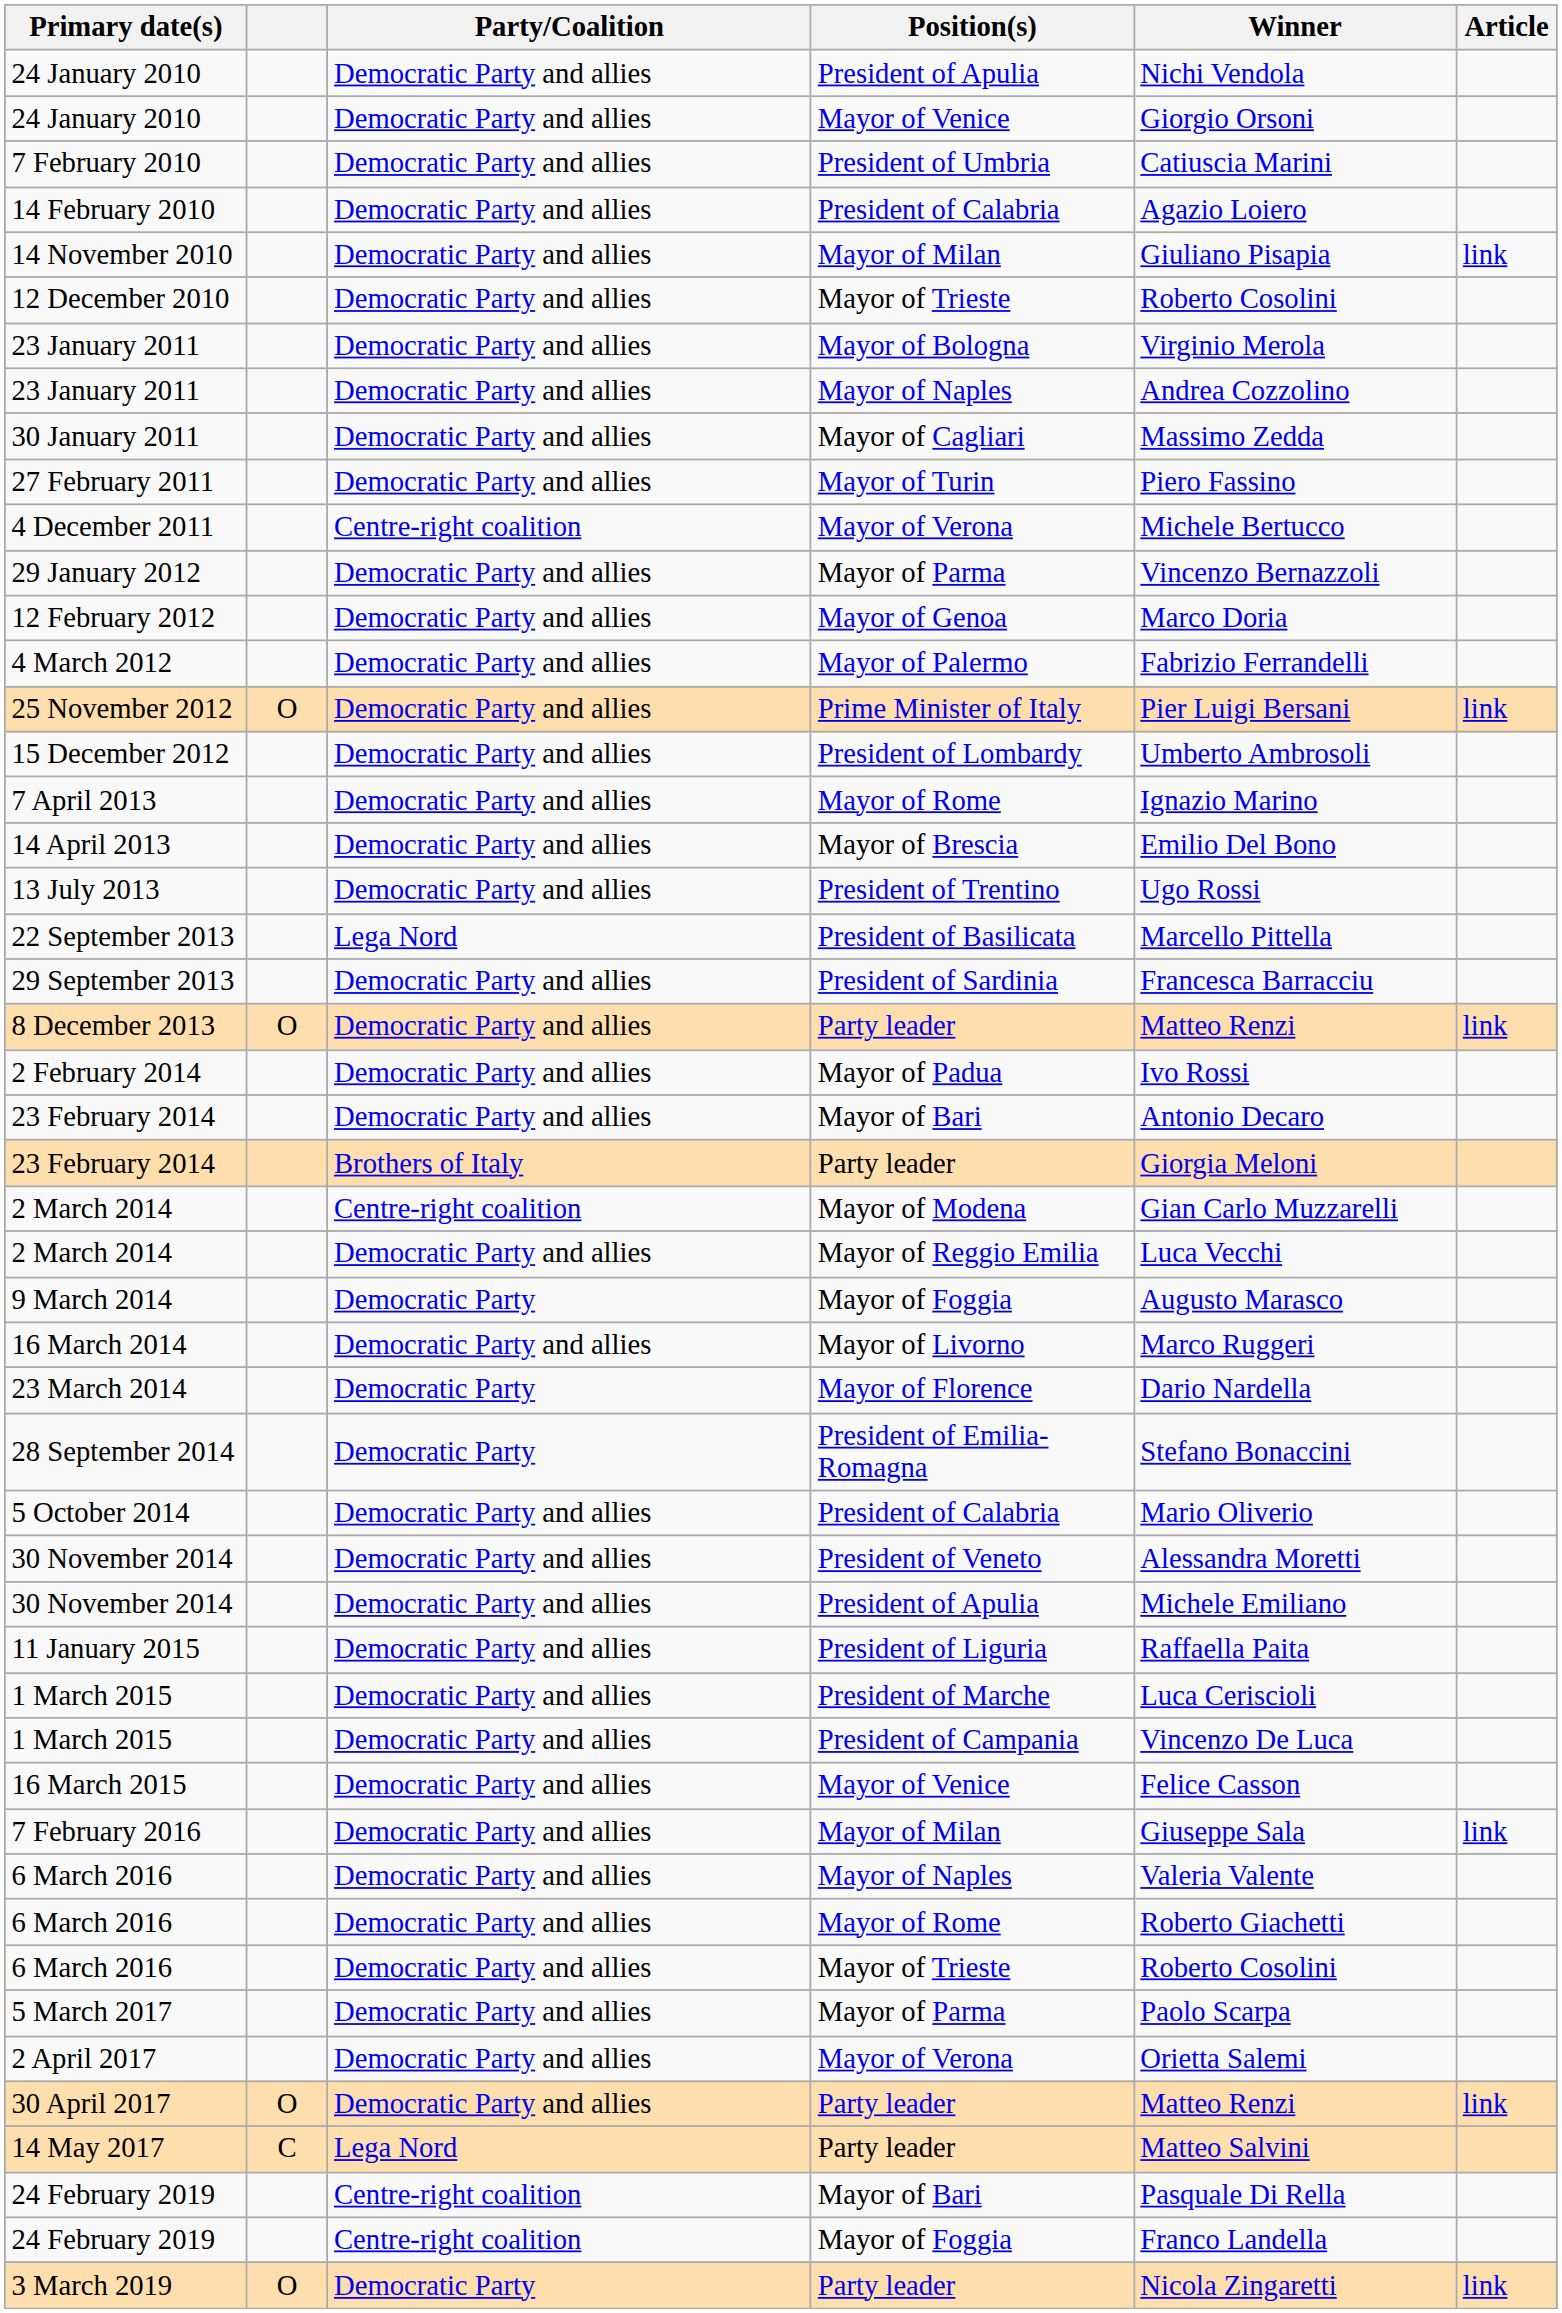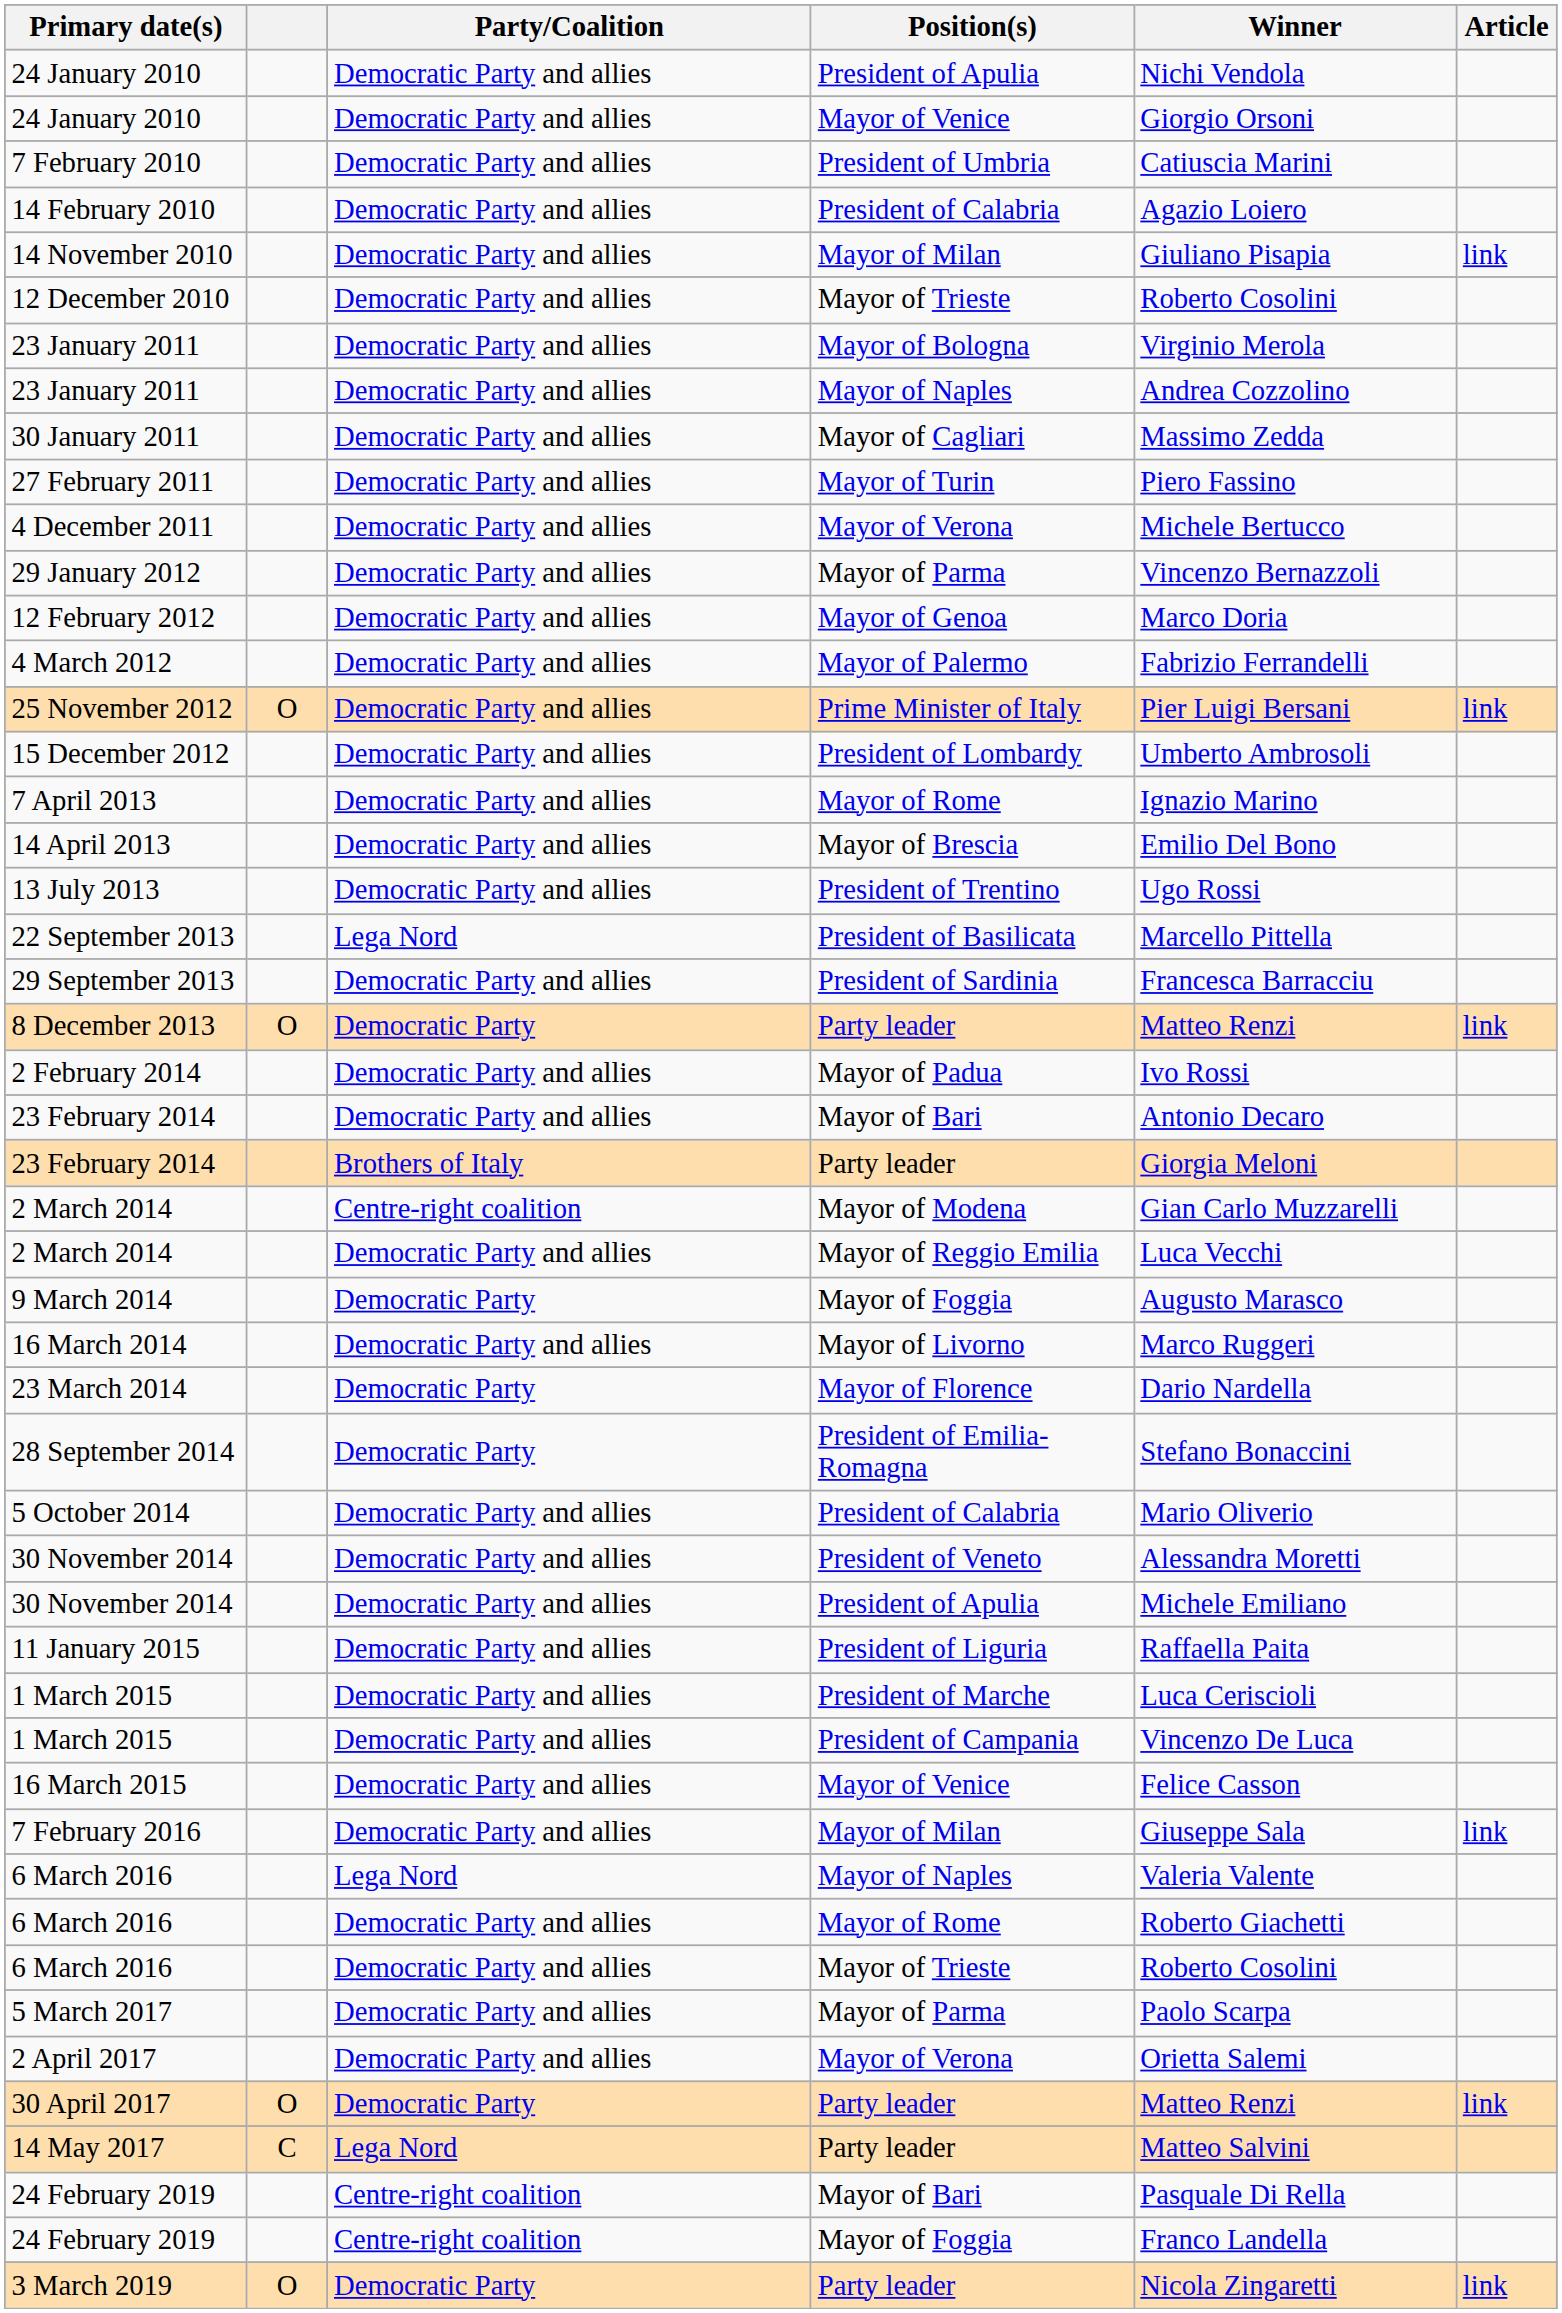(458, 526) Centre-right coalition -> (493, 526) Democratic Party and allies
(493, 1026) Democratic Party and allies -> (435, 1026) Democratic Party
(493, 1876) Democratic Party and allies -> (396, 1876) Lega Nord
(493, 2103) Democratic Party and allies -> (435, 2103) Democratic Party
